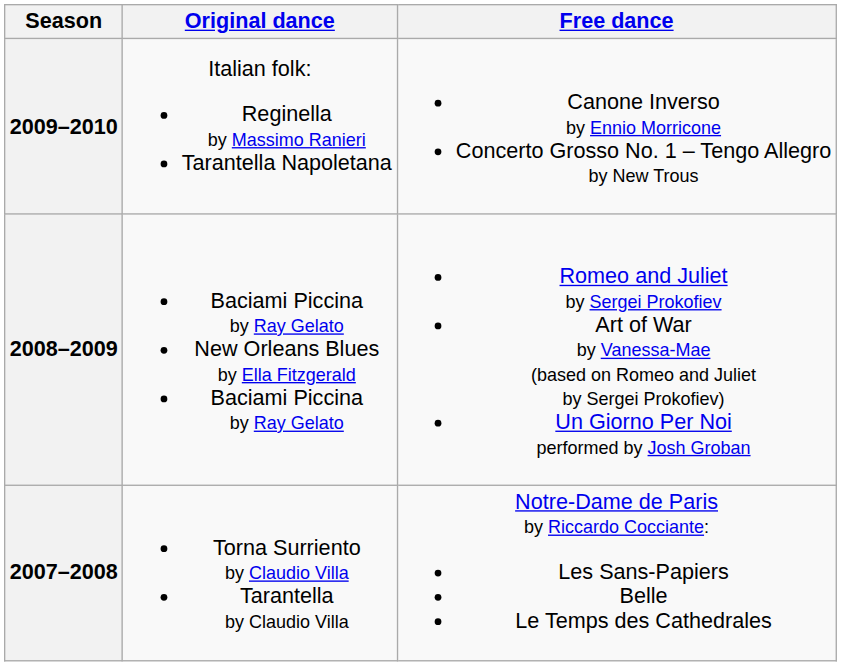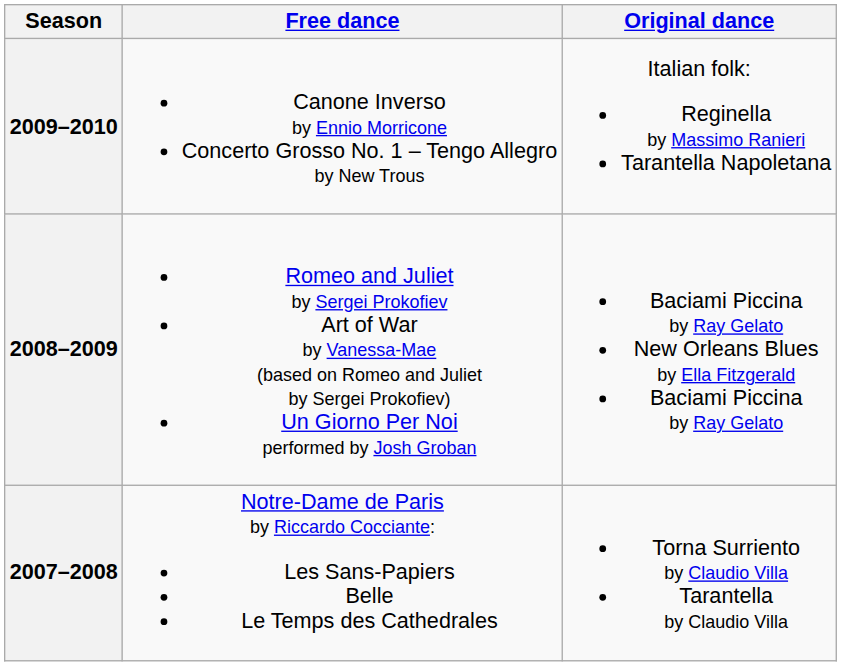columns swapped: (260, 21) <-> (617, 21)
